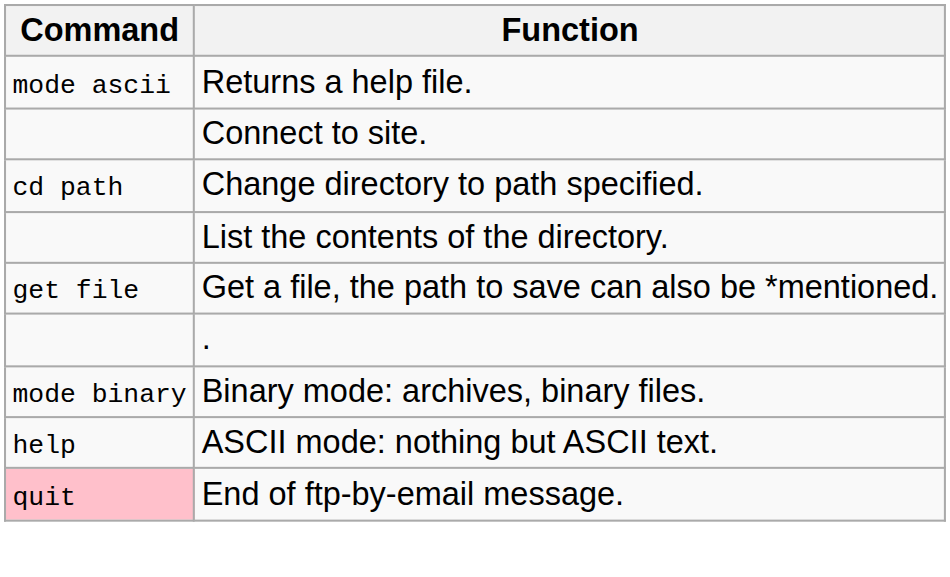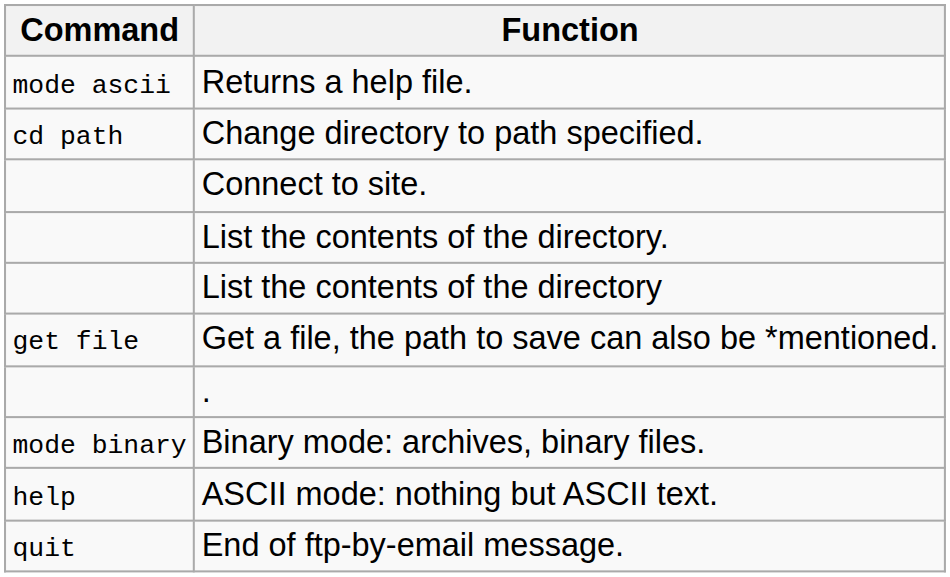rows swapped: (315, 133) <-> (453, 184)
+ row: (432, 287)
(44, 497) pink background -> (44, 549) no background
